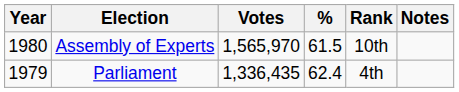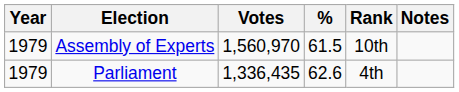(28, 45) 1980 -> (28, 45) 1979
(261, 45) 1,565,970 -> (261, 45) 1,560,970
(325, 73) 62.4 -> (325, 73) 62.6
